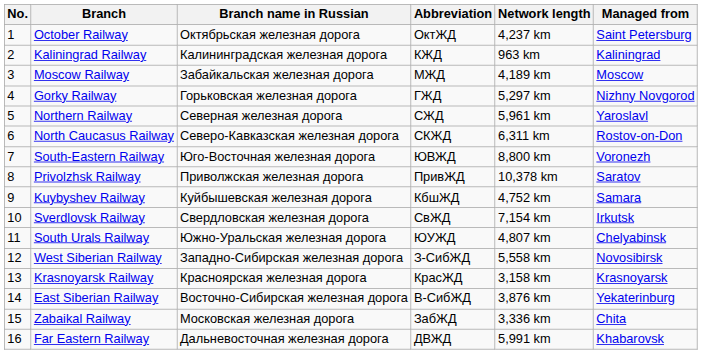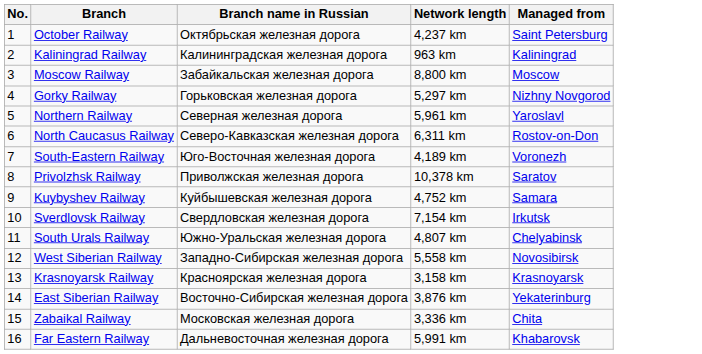- column: (453, 14)
(524, 75) 4,189 km -> (440, 75) 8,800 km
(524, 156) 8,800 km -> (440, 156) 4,189 km
